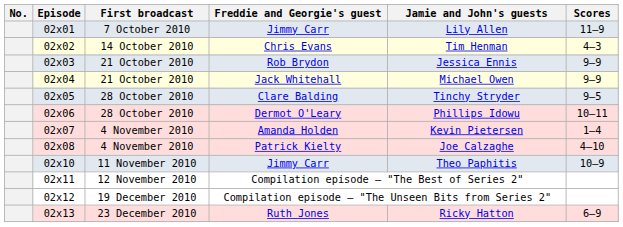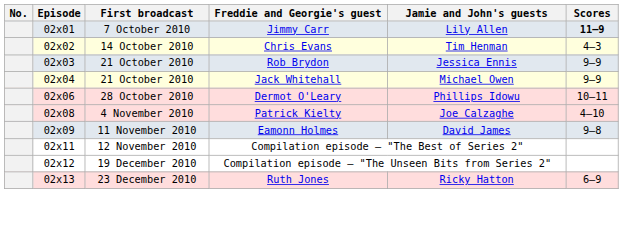(592, 30) normal -> (592, 30) bold
- row: (59, 96)
- row: (59, 130)
+ row: (59, 130)
- row: (59, 163)
